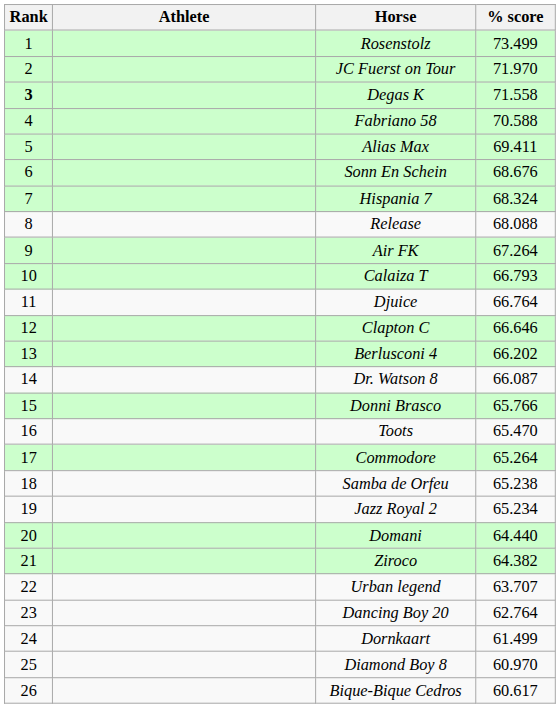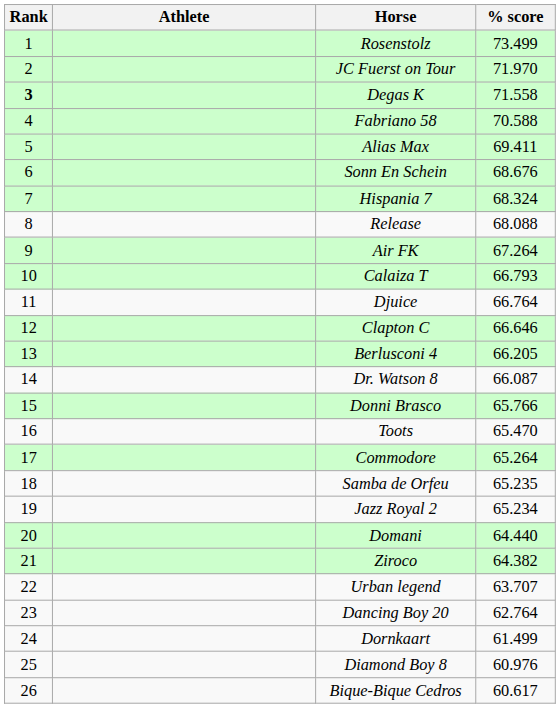(515, 353) 66.202 -> (515, 353) 66.205
(515, 483) 65.238 -> (515, 483) 65.235
(515, 664) 60.970 -> (515, 664) 60.976
